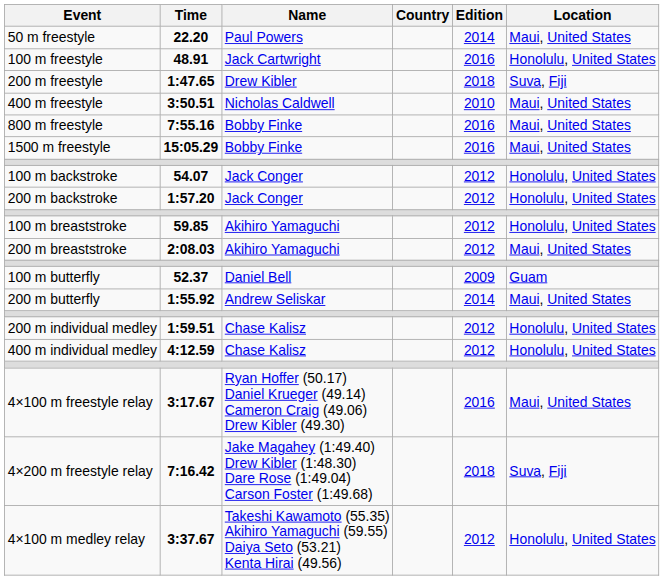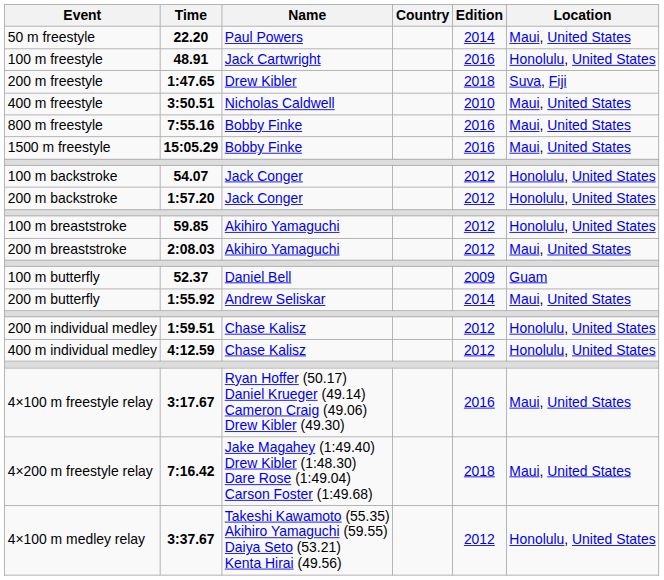(538, 471) Suva, Fiji -> (570, 471) Maui, United States
